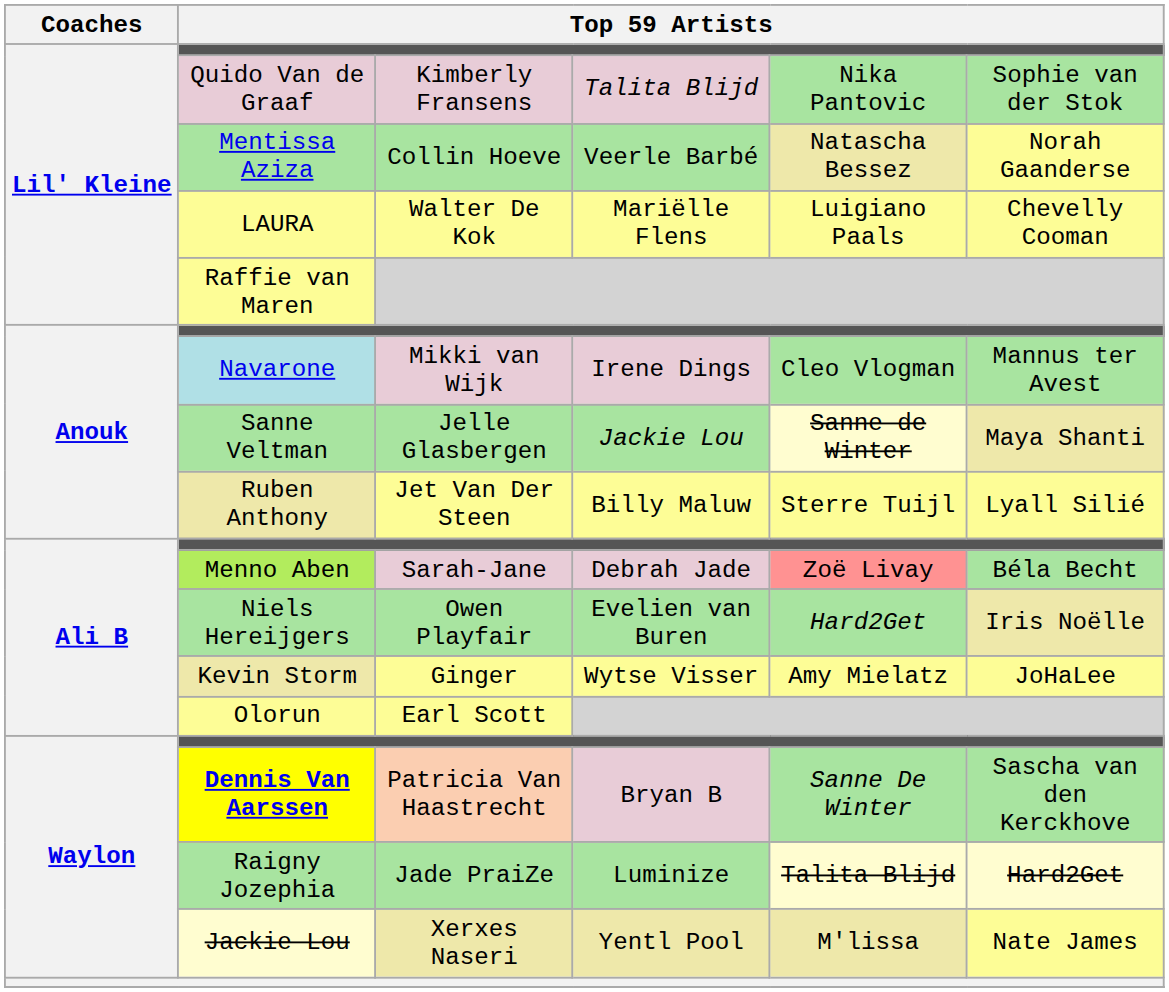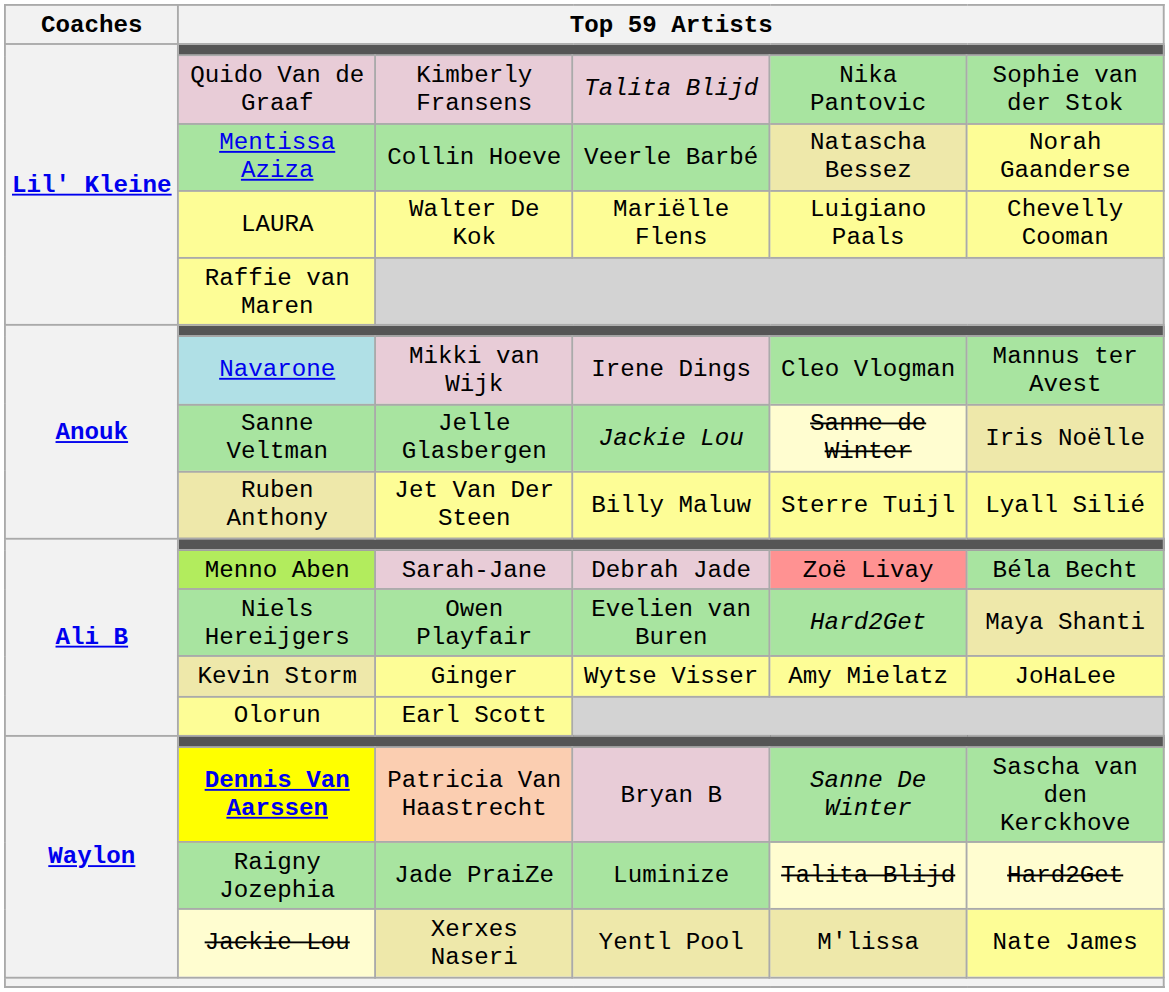(1065, 438) Maya Shanti -> (1065, 438) Iris Noëlle
(1065, 623) Iris Noëlle -> (1065, 623) Maya Shanti
